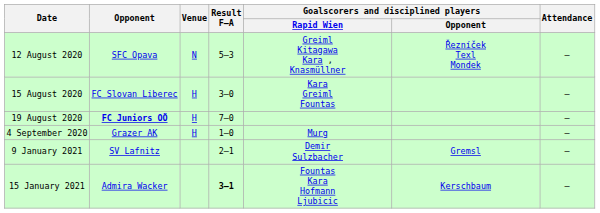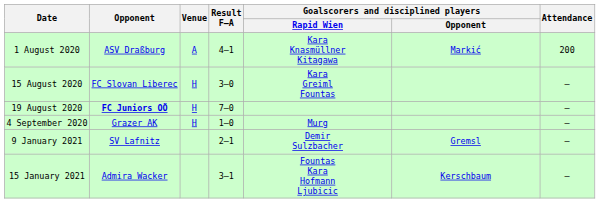+ row: (47, 50)
- row: (47, 55)
(226, 186) bold -> (226, 176) normal
